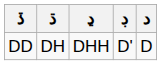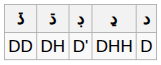columns swapped: (91, 18) <-> (125, 18)
